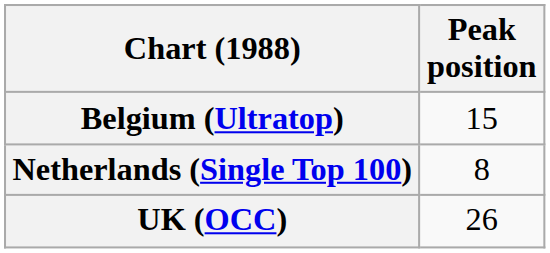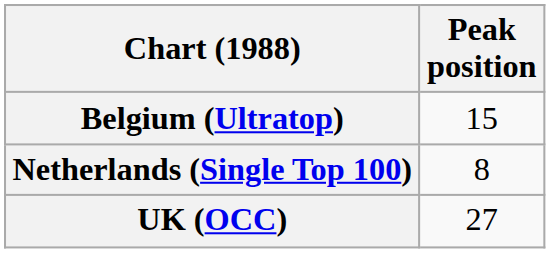(482, 220) 26 -> (482, 220) 27
